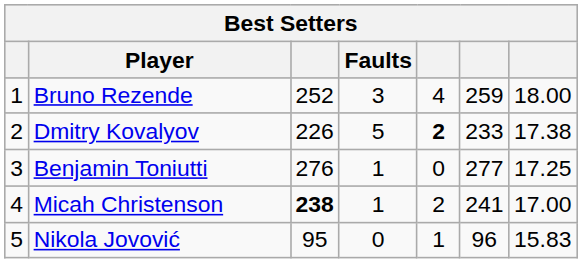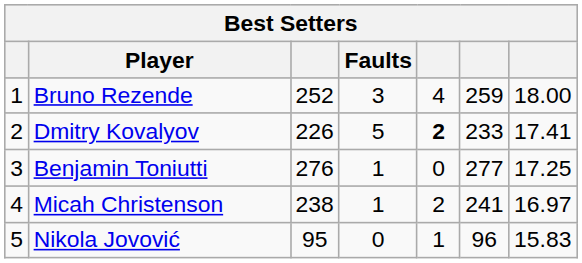(543, 132) 17.38 -> (543, 132) 17.41
(315, 204) bold -> (315, 204) normal
(543, 204) 17.00 -> (543, 204) 16.97
